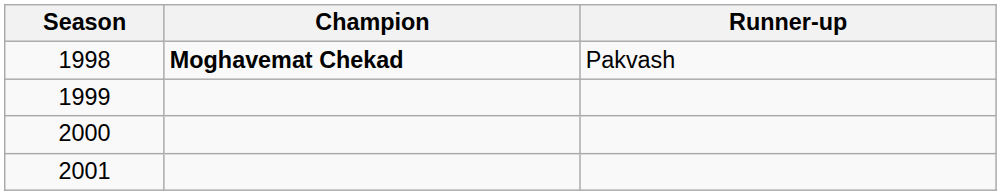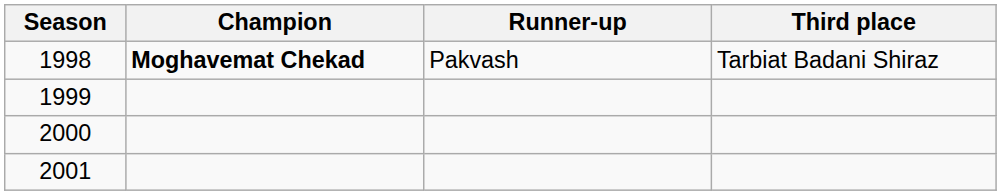+ column: (854, 23)
